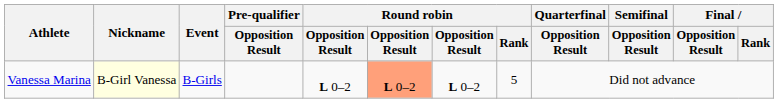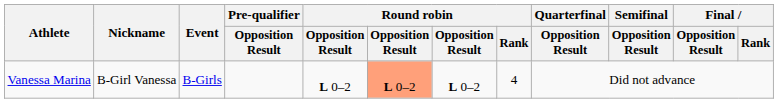(137, 80) lightyellow background -> (137, 80) no background
(514, 80) 5 -> (514, 80) 4
